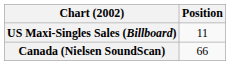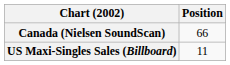rows swapped: (92, 51) <-> (92, 32)
